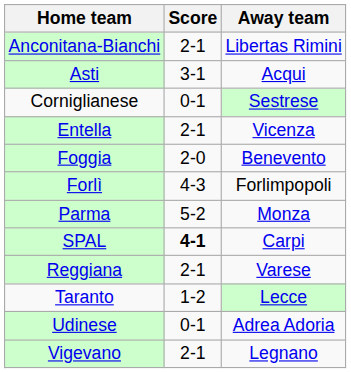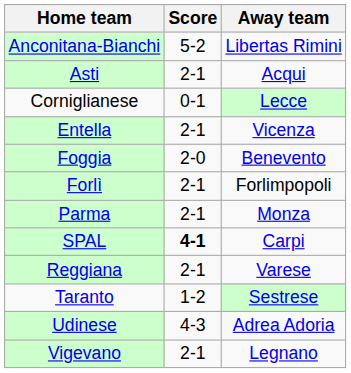(193, 46) 2-1 -> (193, 46) 5-2
(193, 74) 3-1 -> (193, 74) 2-1
(284, 102) Sestrese -> (284, 102) Lecce
(193, 185) 4-3 -> (193, 185) 2-1
(193, 213) 5-2 -> (193, 213) 2-1
(284, 297) Lecce -> (284, 297) Sestrese
(193, 325) 0-1 -> (193, 325) 4-3
